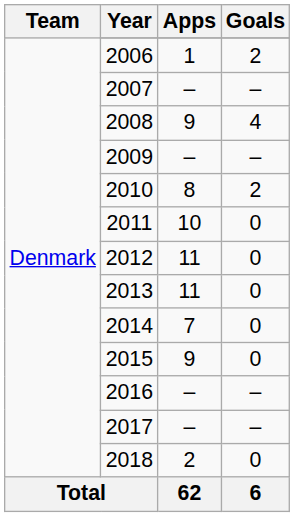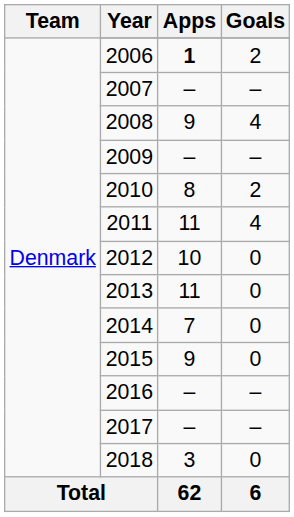(189, 55) normal -> (189, 55) bold
(189, 223) 10 -> (189, 223) 11
(255, 223) 0 -> (255, 223) 4
(189, 257) 11 -> (189, 257) 10
(189, 460) 2 -> (189, 460) 3
